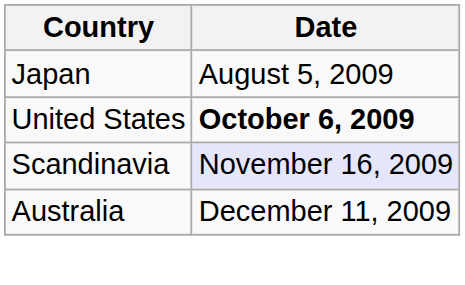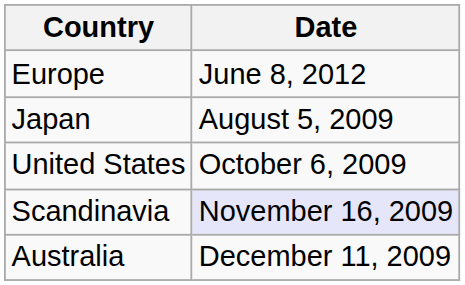+ row: (58, 73)
(307, 119) bold -> (303, 165) normal
